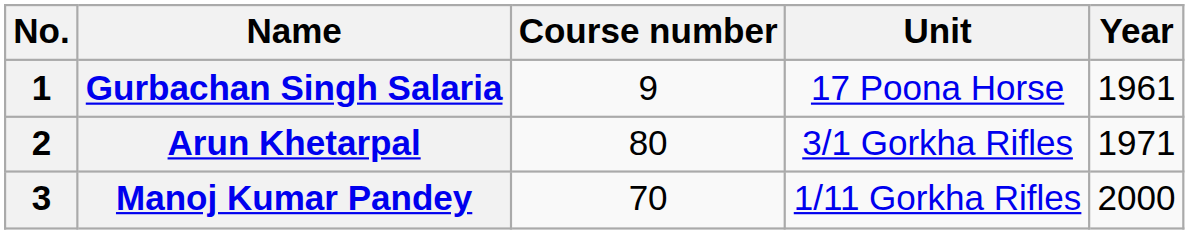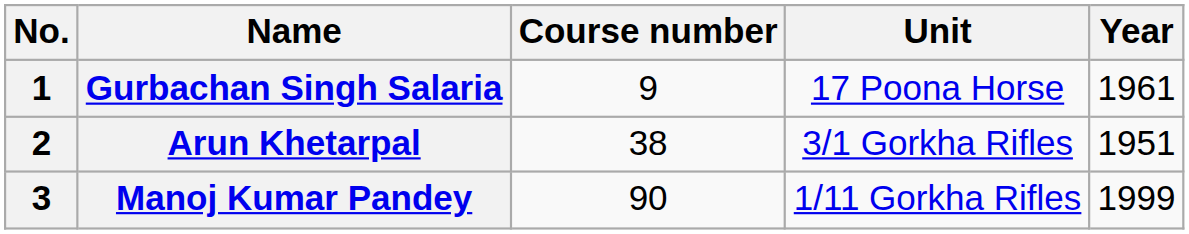(648, 143) 80 -> (648, 143) 38
(1137, 143) 1971 -> (1137, 143) 1951
(648, 198) 70 -> (648, 198) 90
(1137, 198) 2000 -> (1137, 198) 1999
